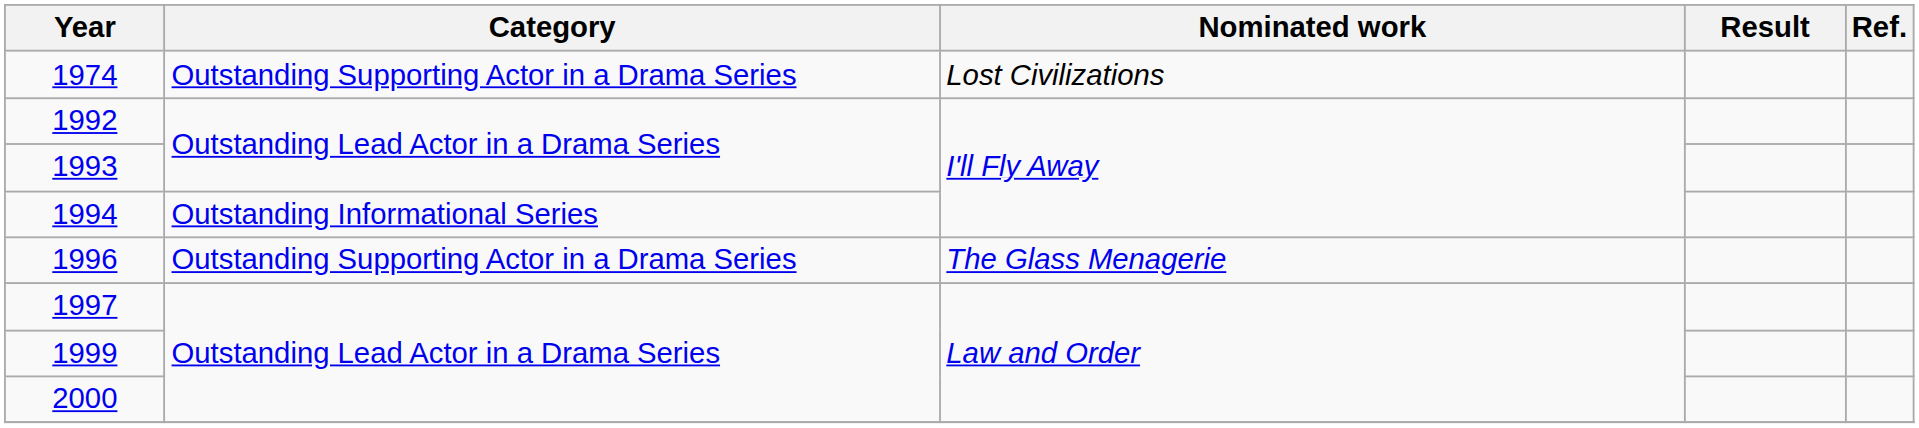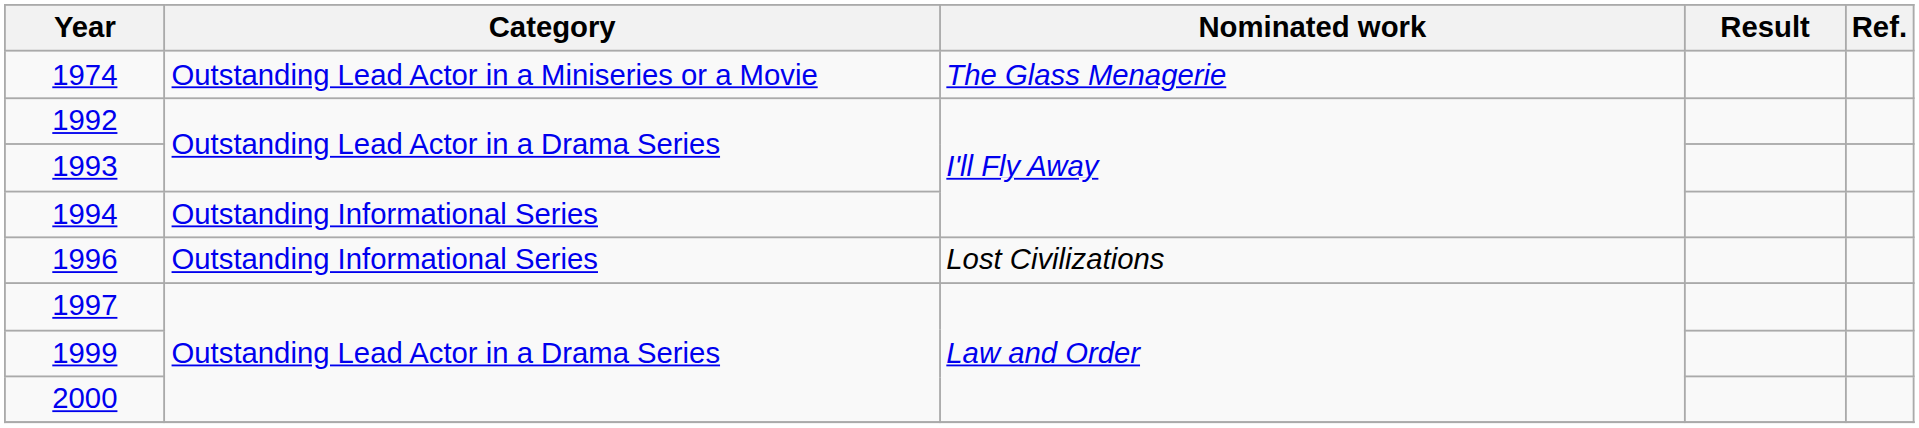(484, 74) Outstanding Supporting Actor in a Drama Series -> (495, 74) Outstanding Lead Actor in a Miniseries or a Movie
(1055, 74) Lost Civilizations -> (1086, 74) The Glass Menagerie
(484, 259) Outstanding Supporting Actor in a Drama Series -> (385, 259) Outstanding Informational Series
(1086, 259) The Glass Menagerie -> (1055, 259) Lost Civilizations
